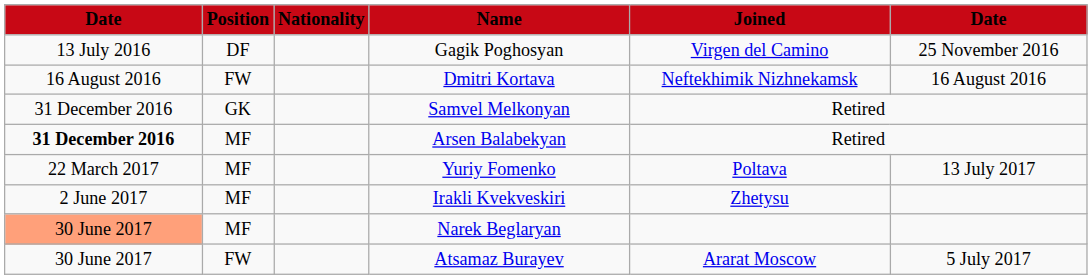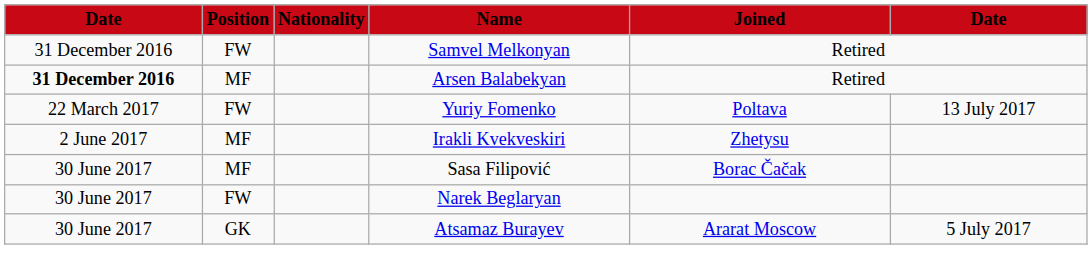- row: (499, 49)
- row: (499, 79)
(238, 109) GK -> (238, 49) FW
(238, 169) MF -> (238, 109) FW
+ row: (499, 169)
(103, 229) lightsalmon background -> (103, 199) no background
(238, 229) MF -> (238, 199) FW
(238, 259) FW -> (238, 229) GK
